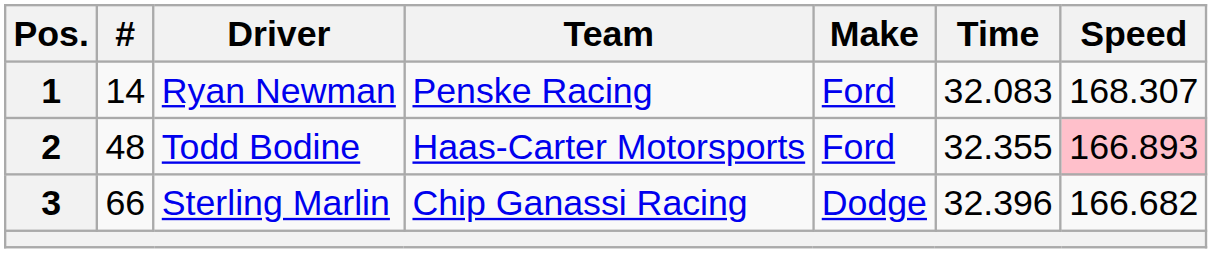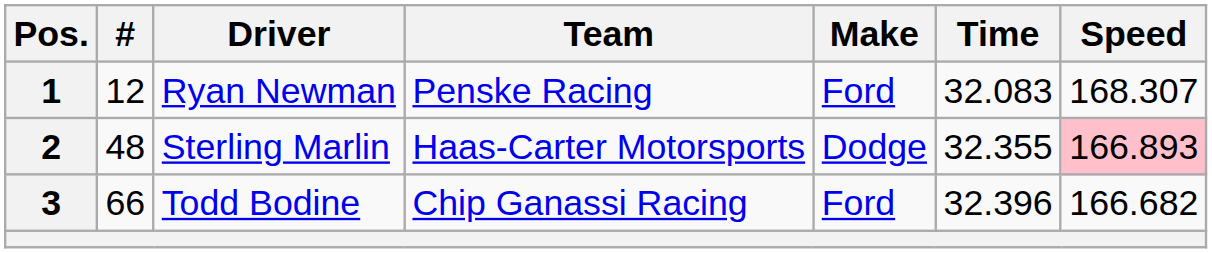(125, 90) 14 -> (125, 90) 12
(261, 147) Todd Bodine -> (276, 147) Sterling Marlin
(858, 147) Ford -> (874, 147) Dodge
(276, 203) Sterling Marlin -> (261, 203) Todd Bodine
(874, 203) Dodge -> (858, 203) Ford
